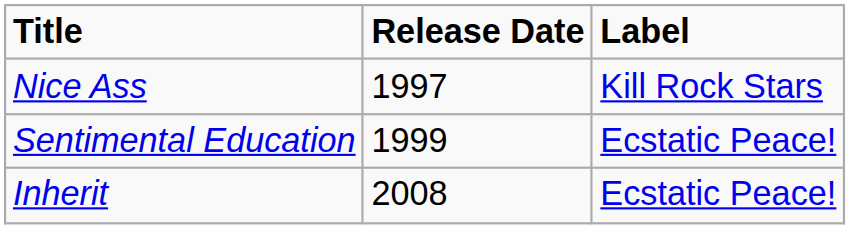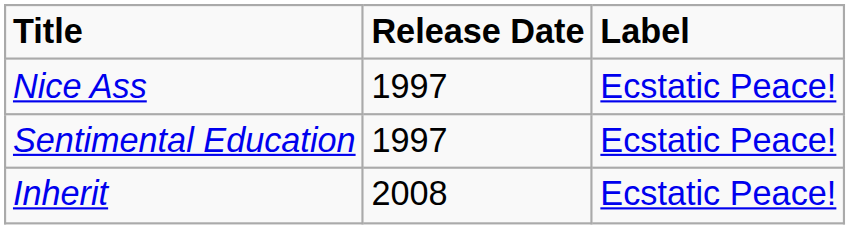(712, 85) Kill Rock Stars -> (718, 85) Ecstatic Peace!
(409, 140) 1999 -> (409, 140) 1997
